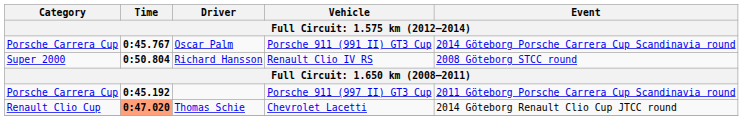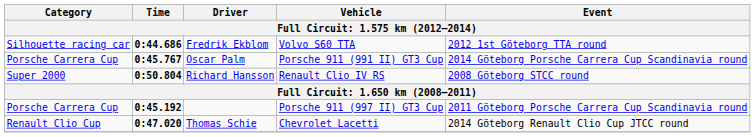+ row: (227, 44)
(146, 108) lightsalmon background -> (158, 124) no background
